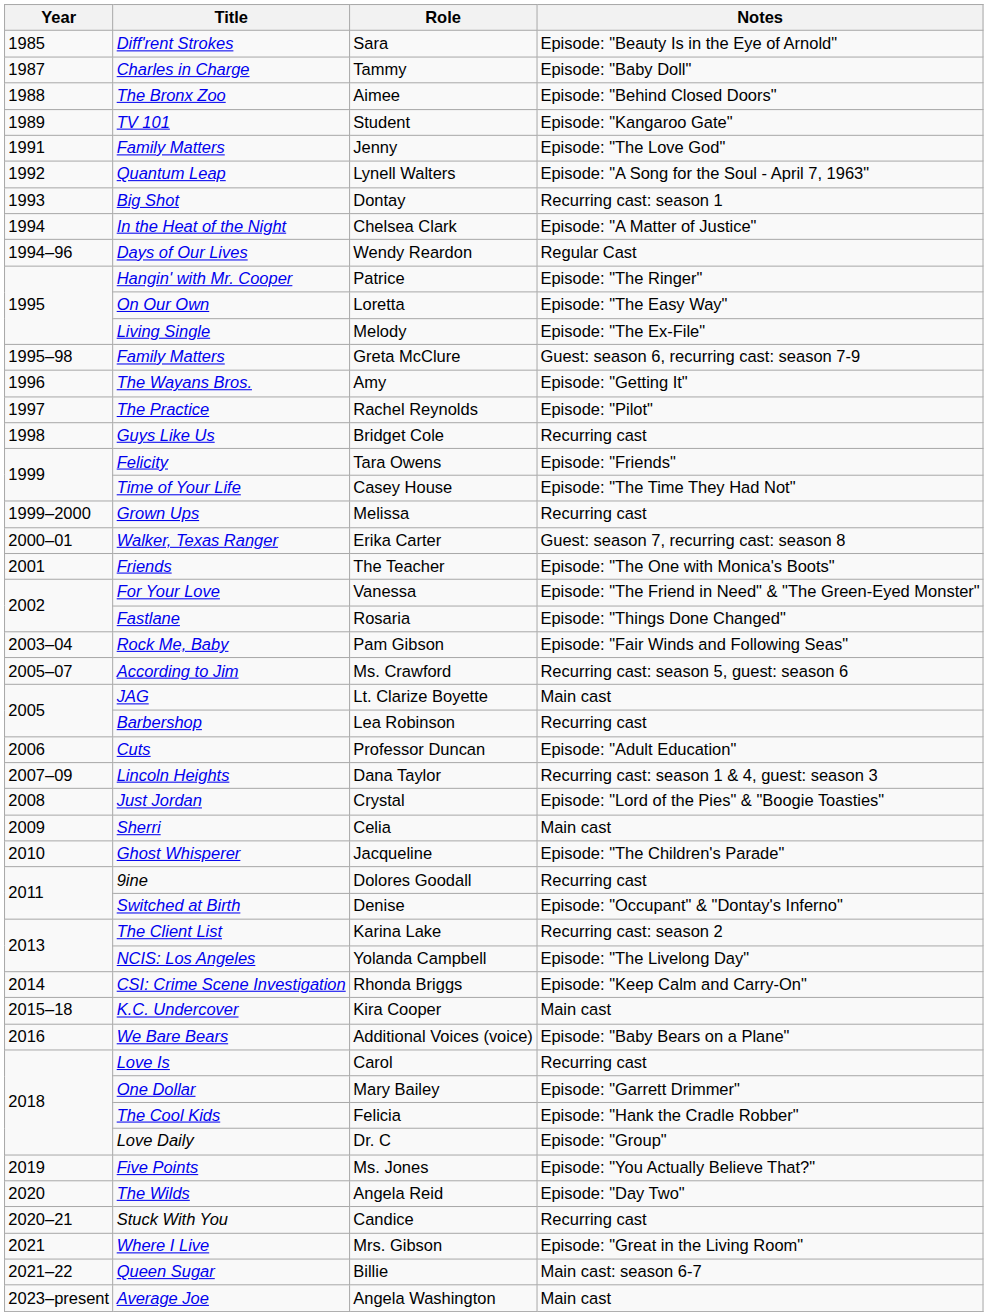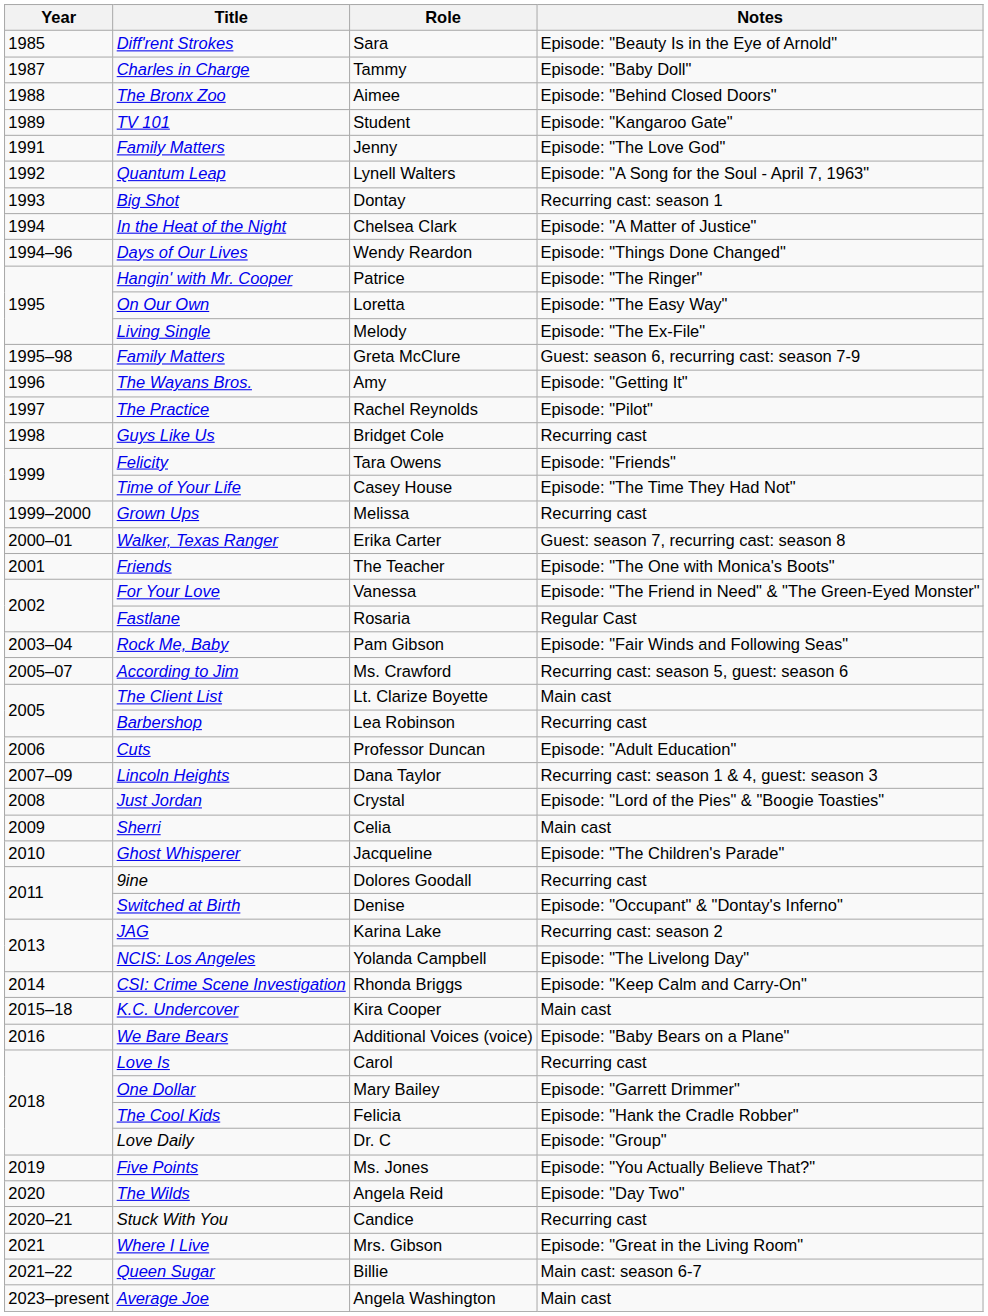(589, 252) Regular Cast -> (663, 252) Episode: "Things Done Changed"
(663, 618) Episode: "Things Done Changed" -> (589, 618) Regular Cast
(133, 697) JAG -> (169, 697) The Client List
(169, 932) The Client List -> (133, 932) JAG
